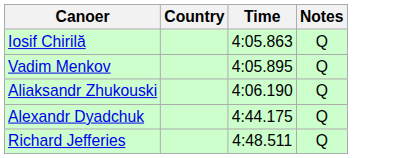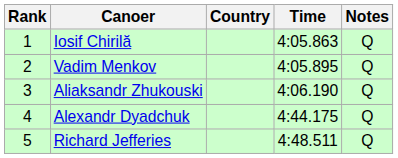+ column: (27, 16)
